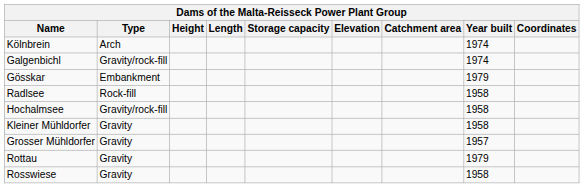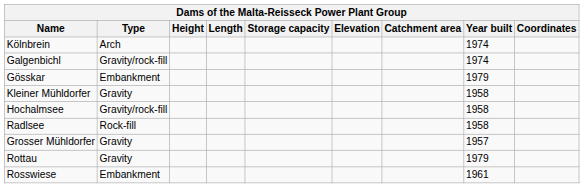rows swapped: (25, 93) <-> (49, 126)
(116, 175) Gravity -> (130, 175) Embankment
(477, 175) 1958 -> (477, 175) 1961
